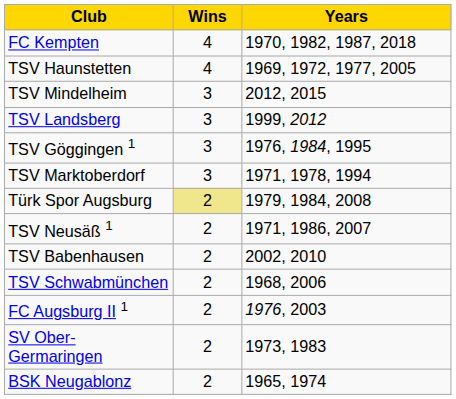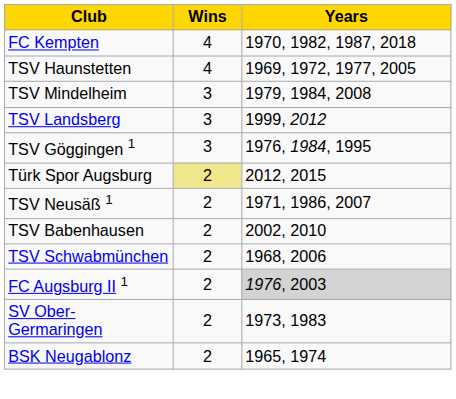(286, 94) 2012, 2015 -> (308, 94) 1979, 1984, 2008
- row: (76, 175)
(308, 201) 1979, 1984, 2008 -> (286, 175) 2012, 2015
(286, 310) no background -> (286, 284) lightgrey background
